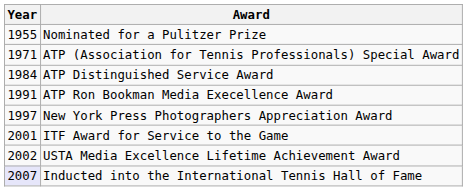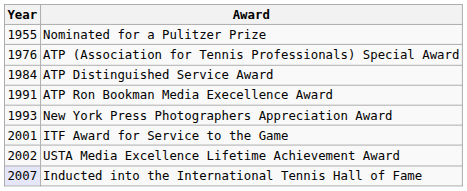(22, 55) 1971 -> (22, 55) 1976
(22, 115) 1997 -> (22, 115) 1993
